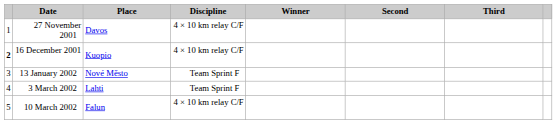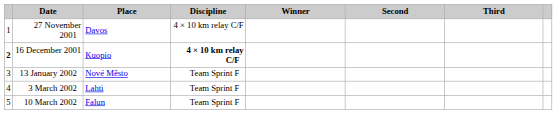(209, 54) normal -> (215, 54) bold
(209, 107) 4 × 10 km relay C/F -> (217, 102) Team Sprint F
